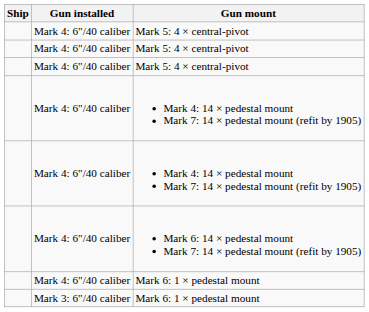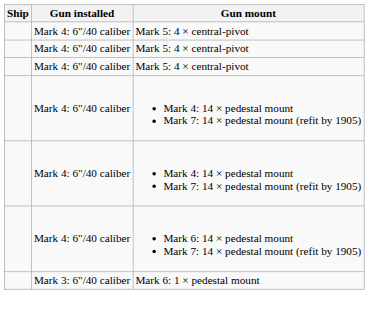- row: (82, 280)
